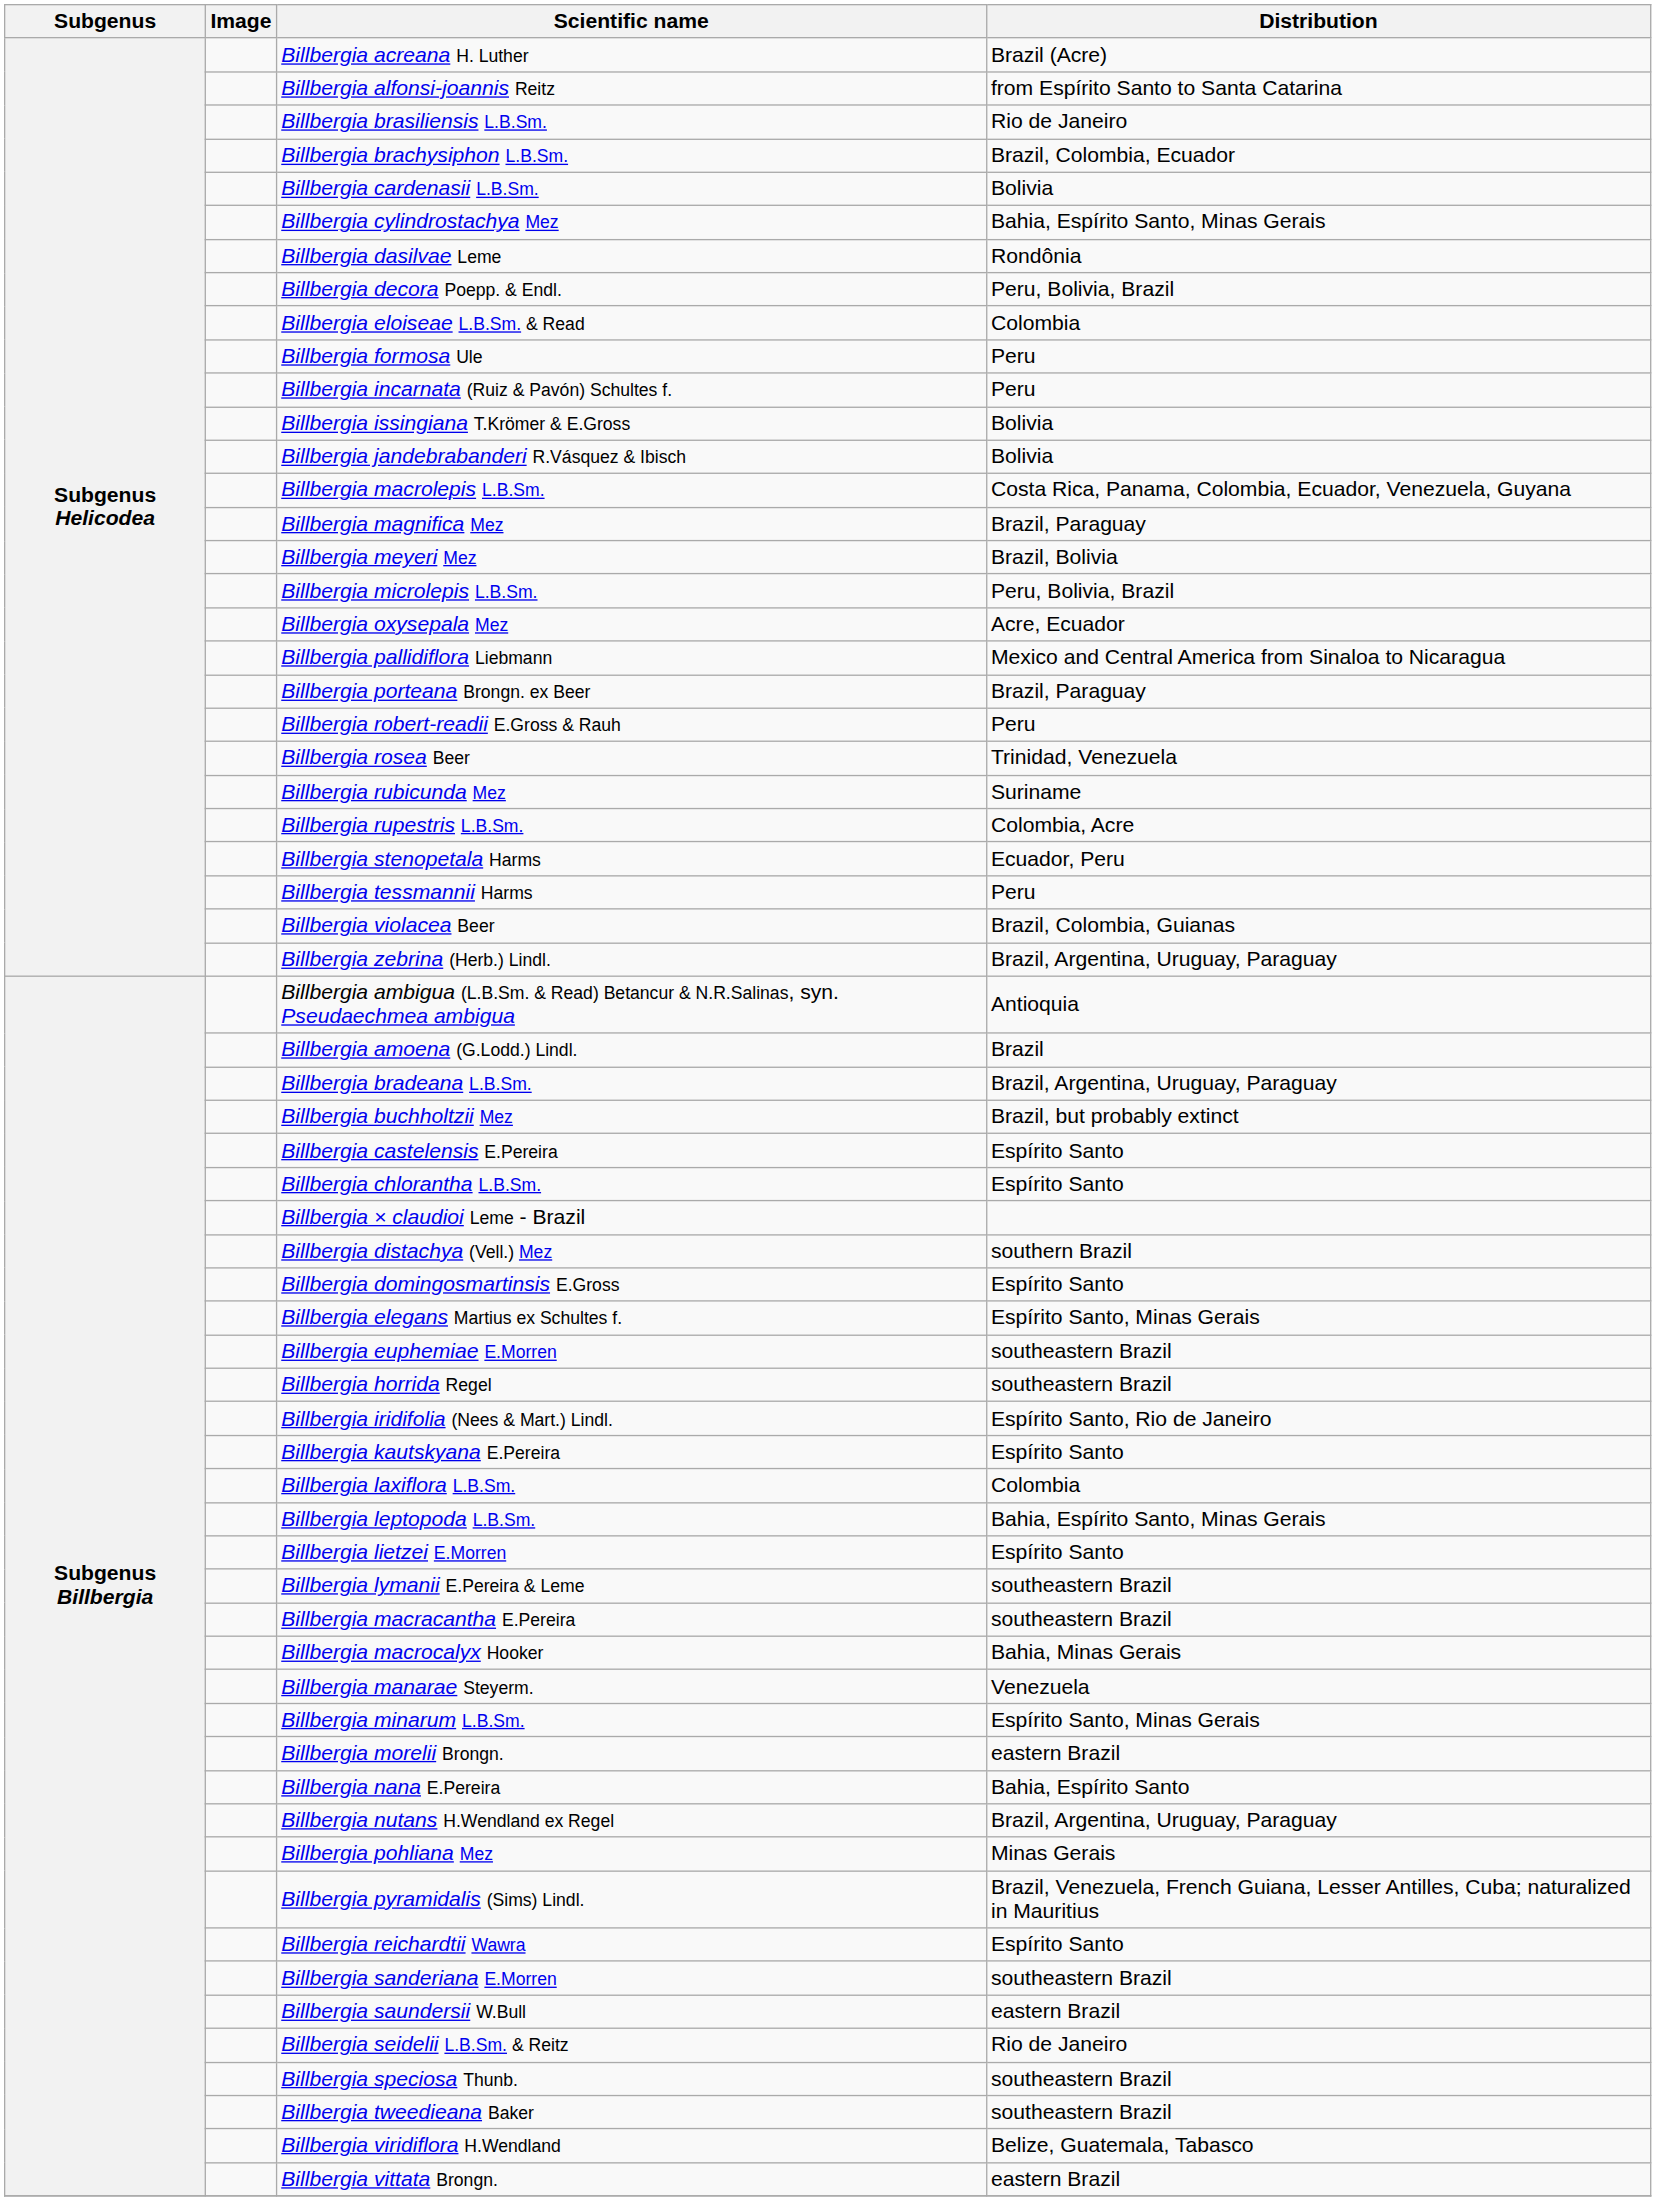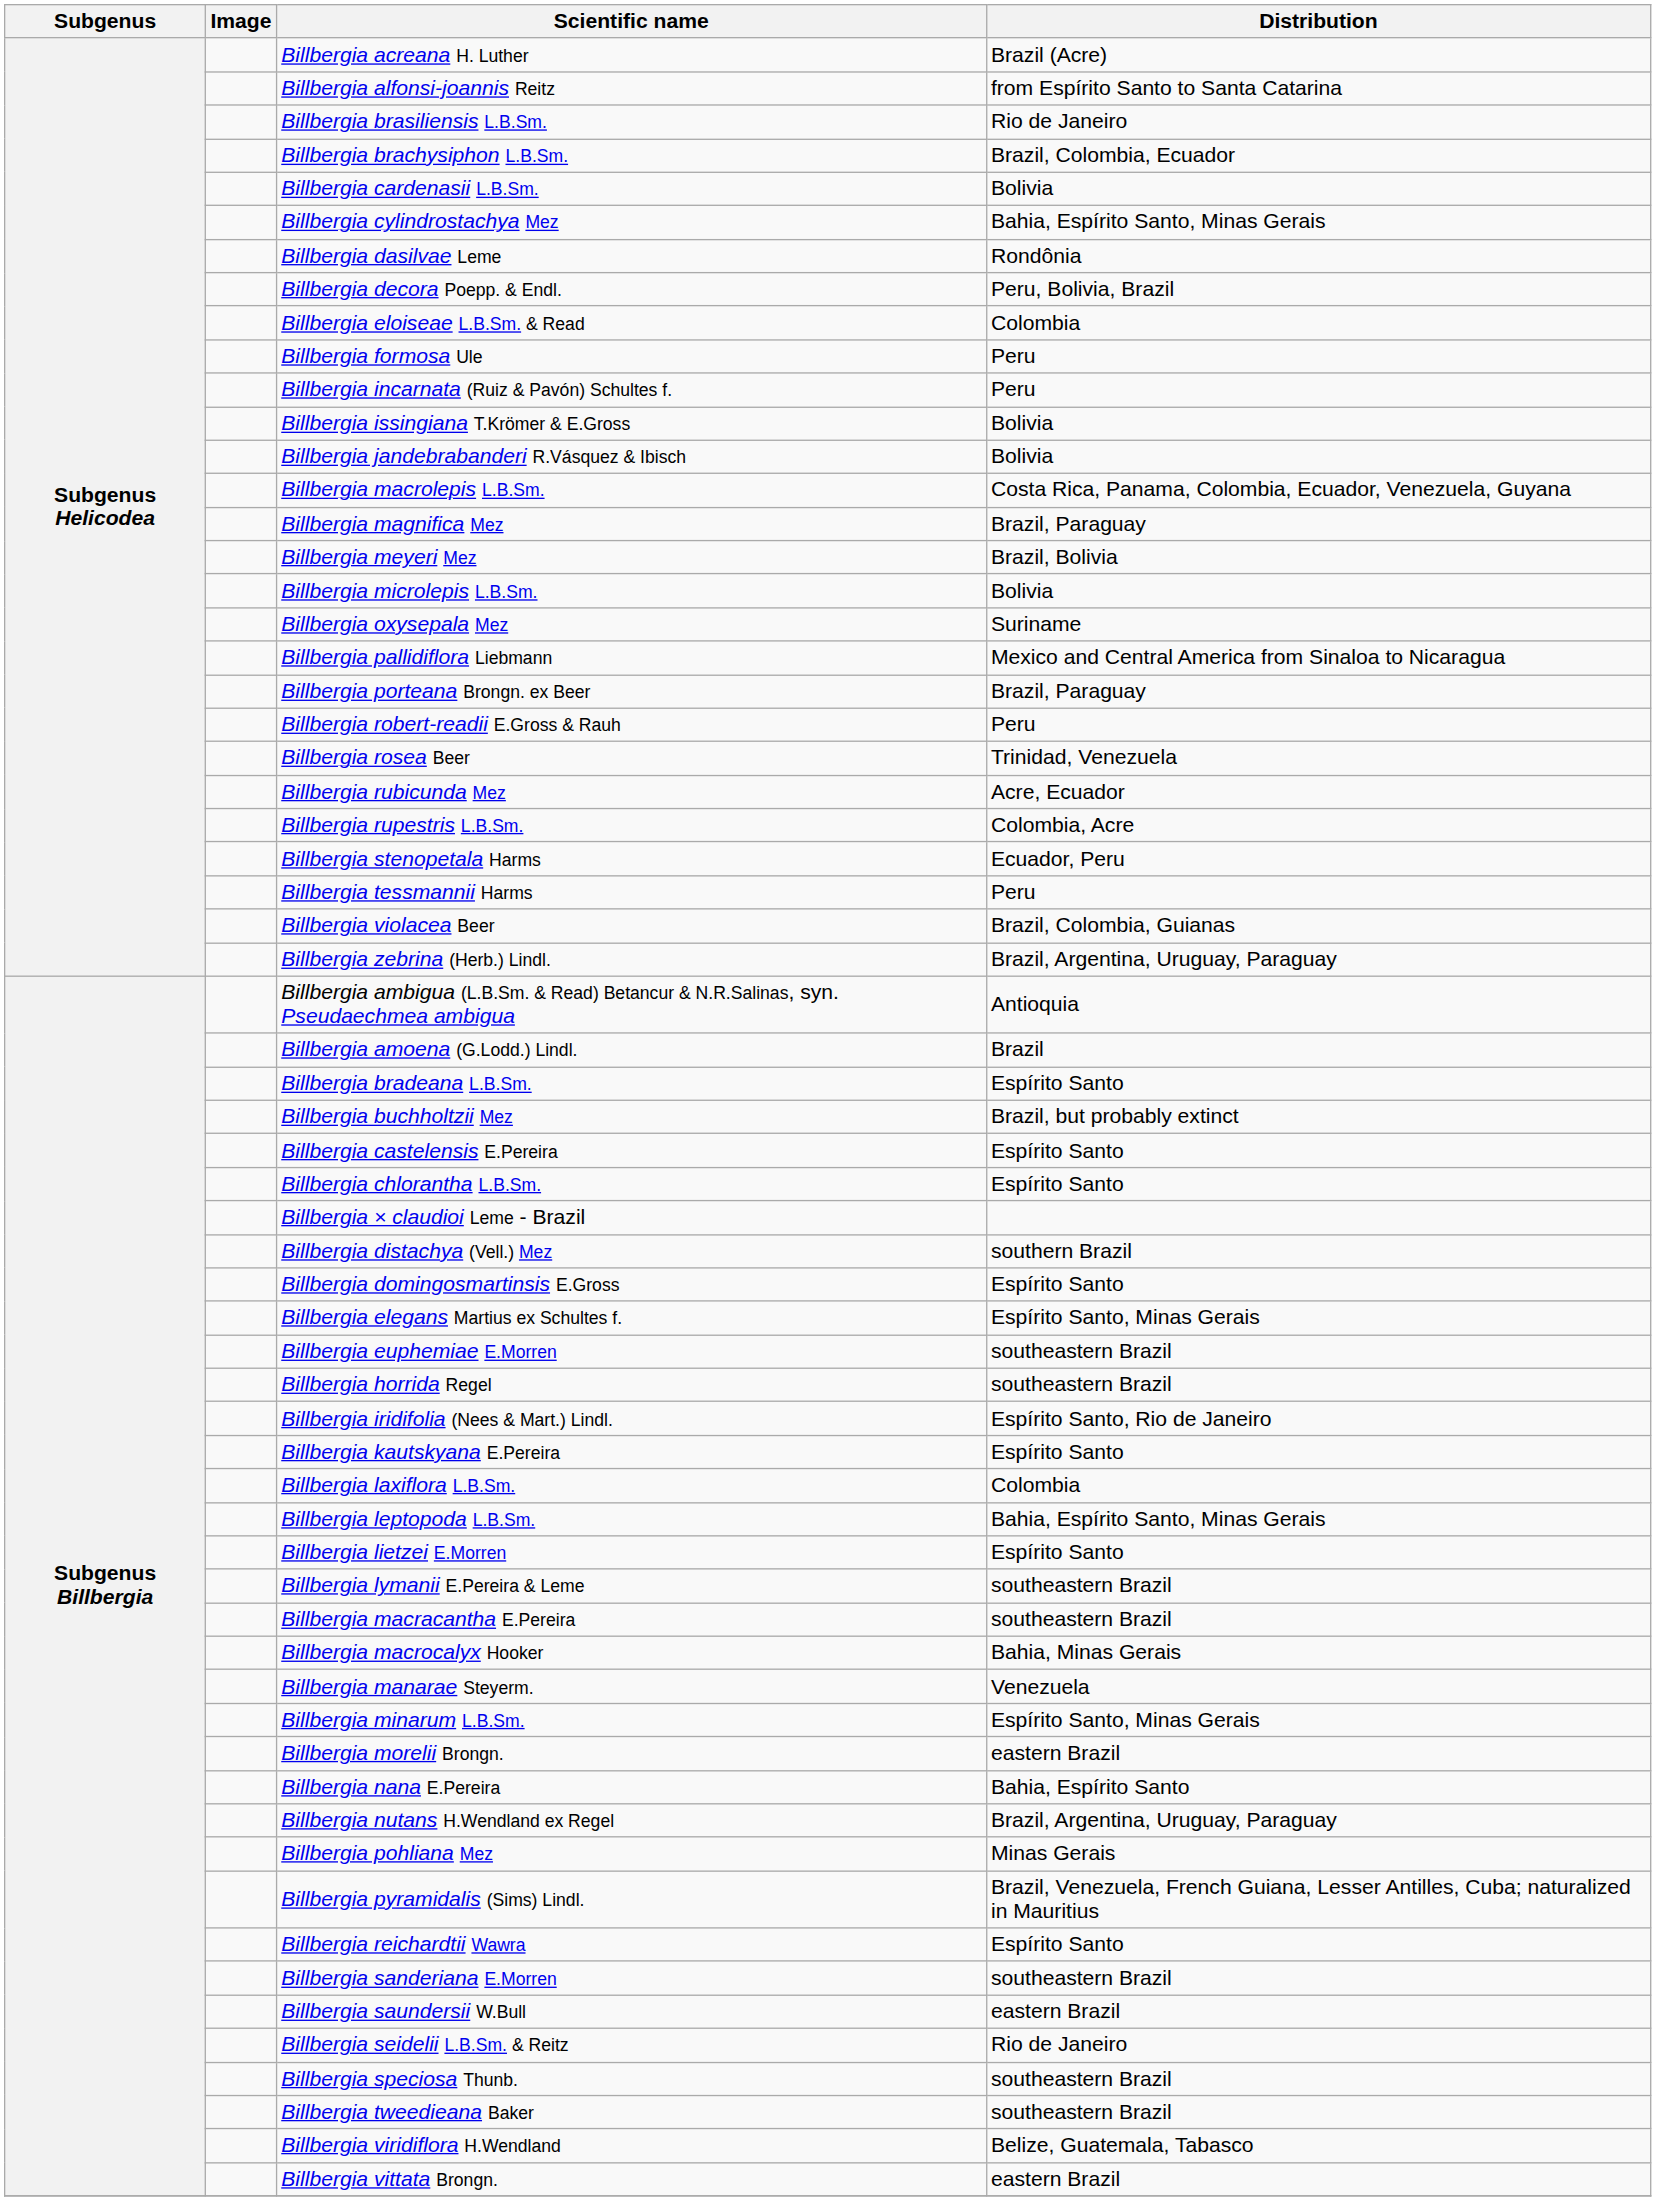(1083, 590) Peru, Bolivia, Brazil -> (1022, 590) Bolivia
(1058, 624) Acre, Ecuador -> (1036, 624) Suriname
(1036, 791) Suriname -> (1058, 791) Acre, Ecuador
(1164, 1083) Brazil, Argentina, Uruguay, Paraguay -> (1057, 1083) Espírito Santo
